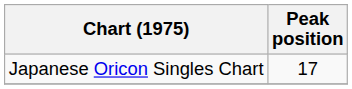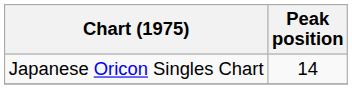(308, 68) 17 -> (308, 68) 14
